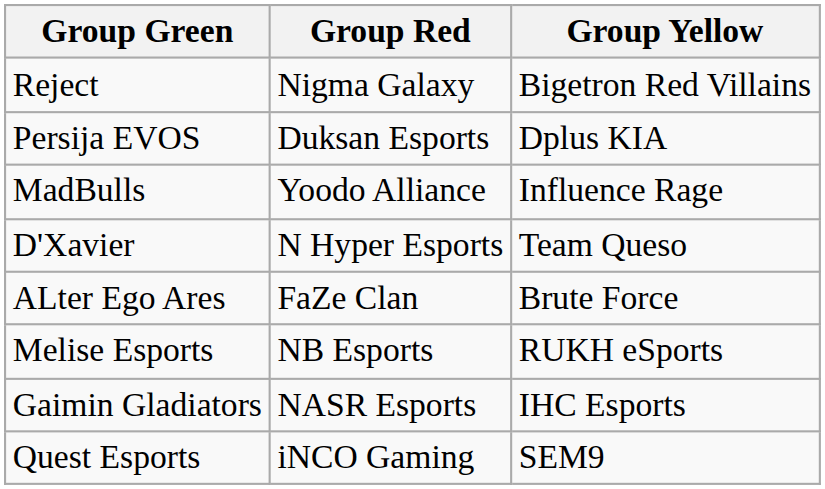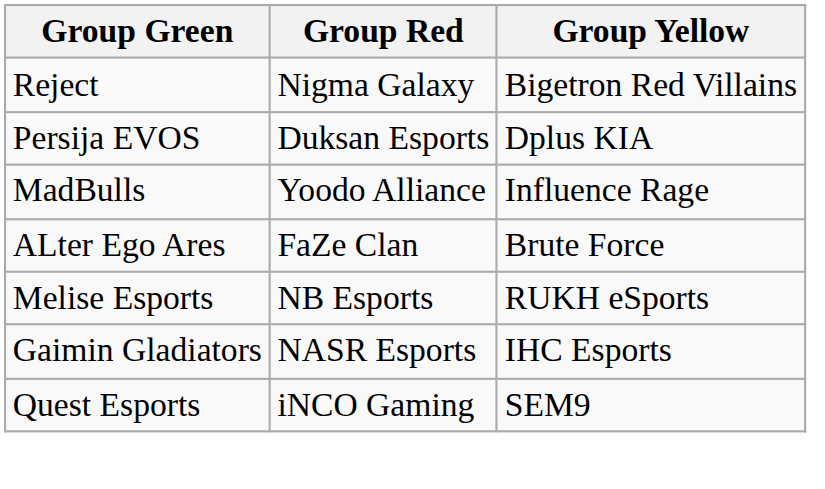- row: (74, 244)
